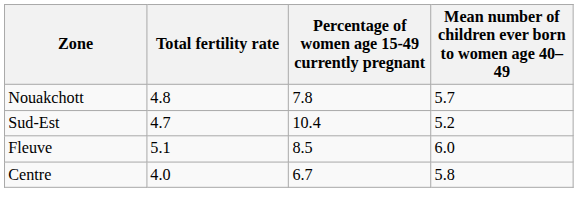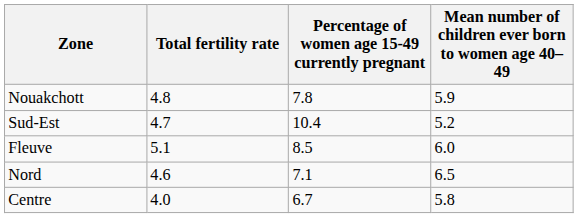(445, 97) 5.7 -> (445, 97) 5.9
+ row: (25, 174)
